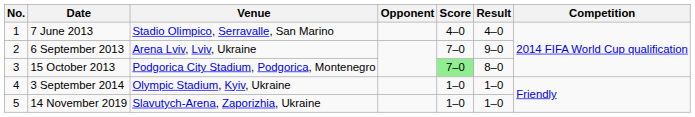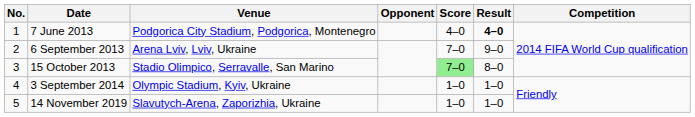(233, 31) Stadio Olimpico, Serravalle, San Marino -> (254, 31) Podgorica City Stadium, Podgorica, Montenegro
(494, 31) normal -> (494, 31) bold
(254, 67) Podgorica City Stadium, Podgorica, Montenegro -> (233, 67) Stadio Olimpico, Serravalle, San Marino
